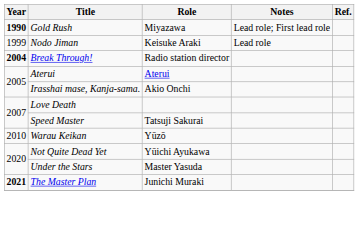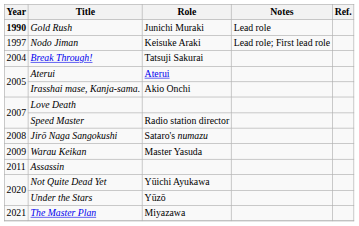(165, 27) Miyazawa -> (174, 27) Junichi Muraki
(282, 27) Lead role; First lead role -> (252, 27) Lead role
(16, 43) 1999 -> (16, 43) 1997
(252, 43) Lead role -> (282, 43) Lead role; First lead role
(16, 58) bold -> (16, 58) normal
(187, 58) Radio station director -> (174, 58) Tatsuji Sakurai
(174, 120) Tatsuji Sakurai -> (187, 120) Radio station director
+ row: (74, 136)
(16, 136) 2010 -> (16, 151) 2009
(155, 136) Yūzō -> (173, 151) Master Yasuda
+ row: (47, 167)
(173, 167) Master Yasuda -> (155, 197) Yūzō
(16, 182) bold -> (16, 213) normal
(174, 182) Junichi Muraki -> (165, 213) Miyazawa
